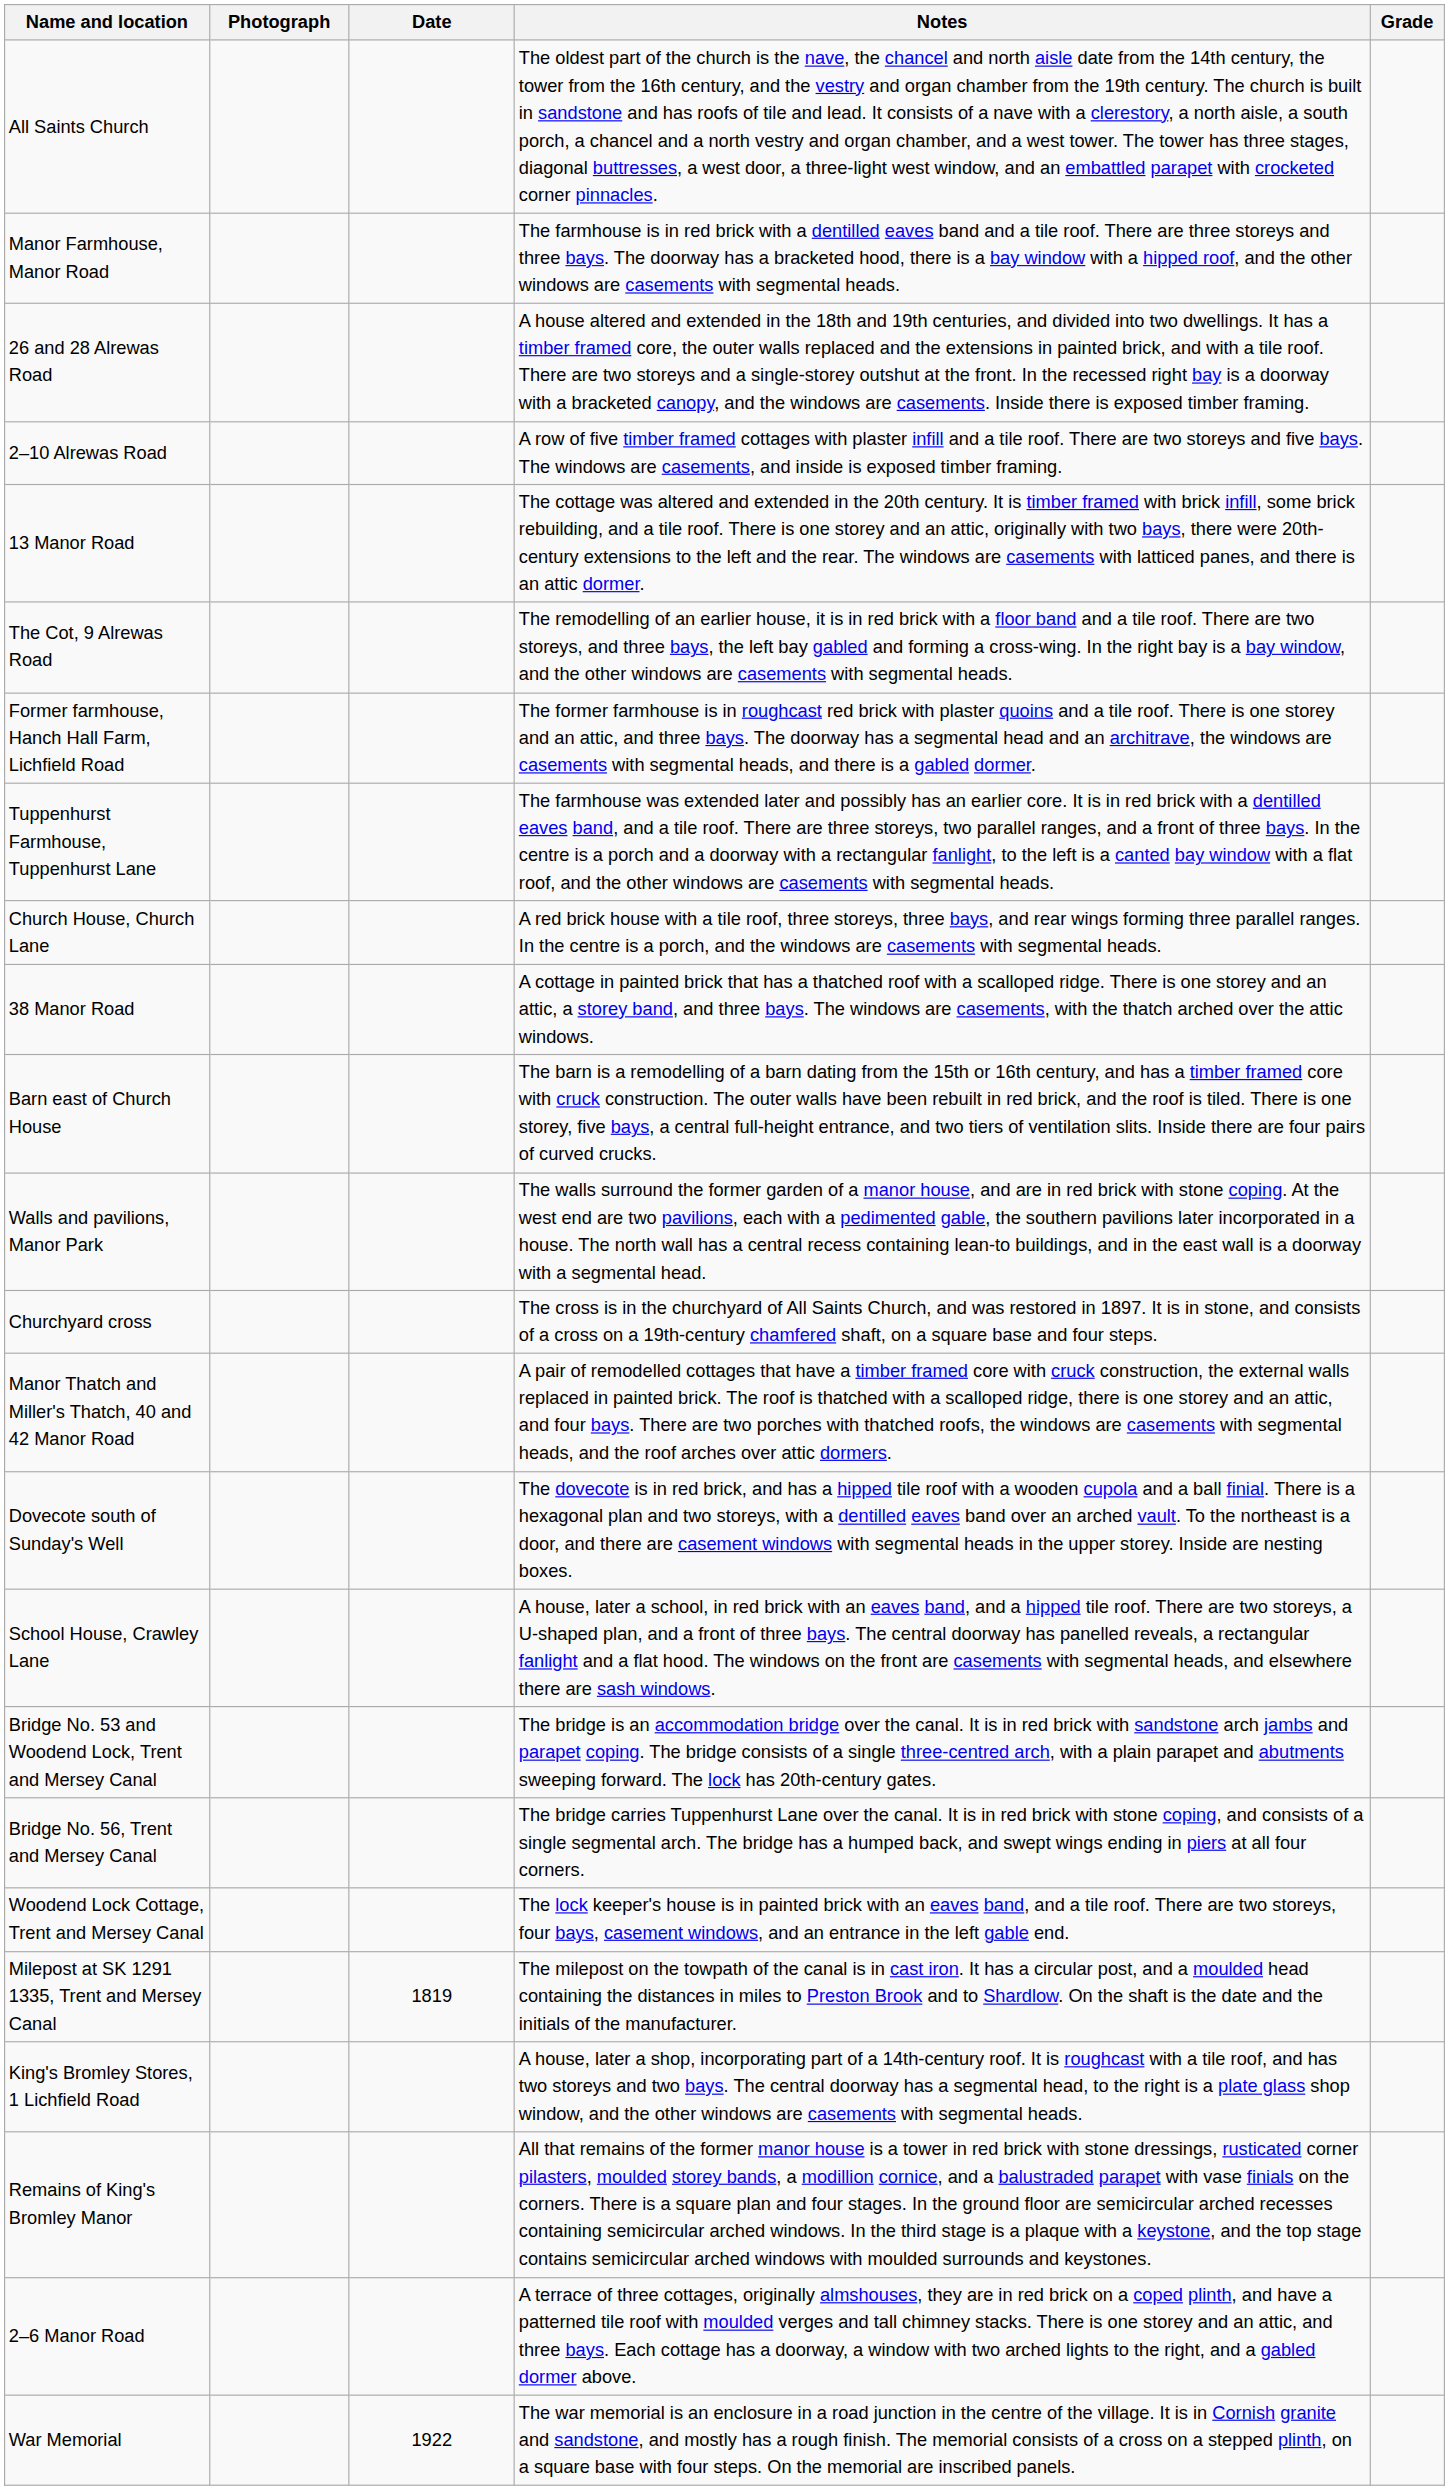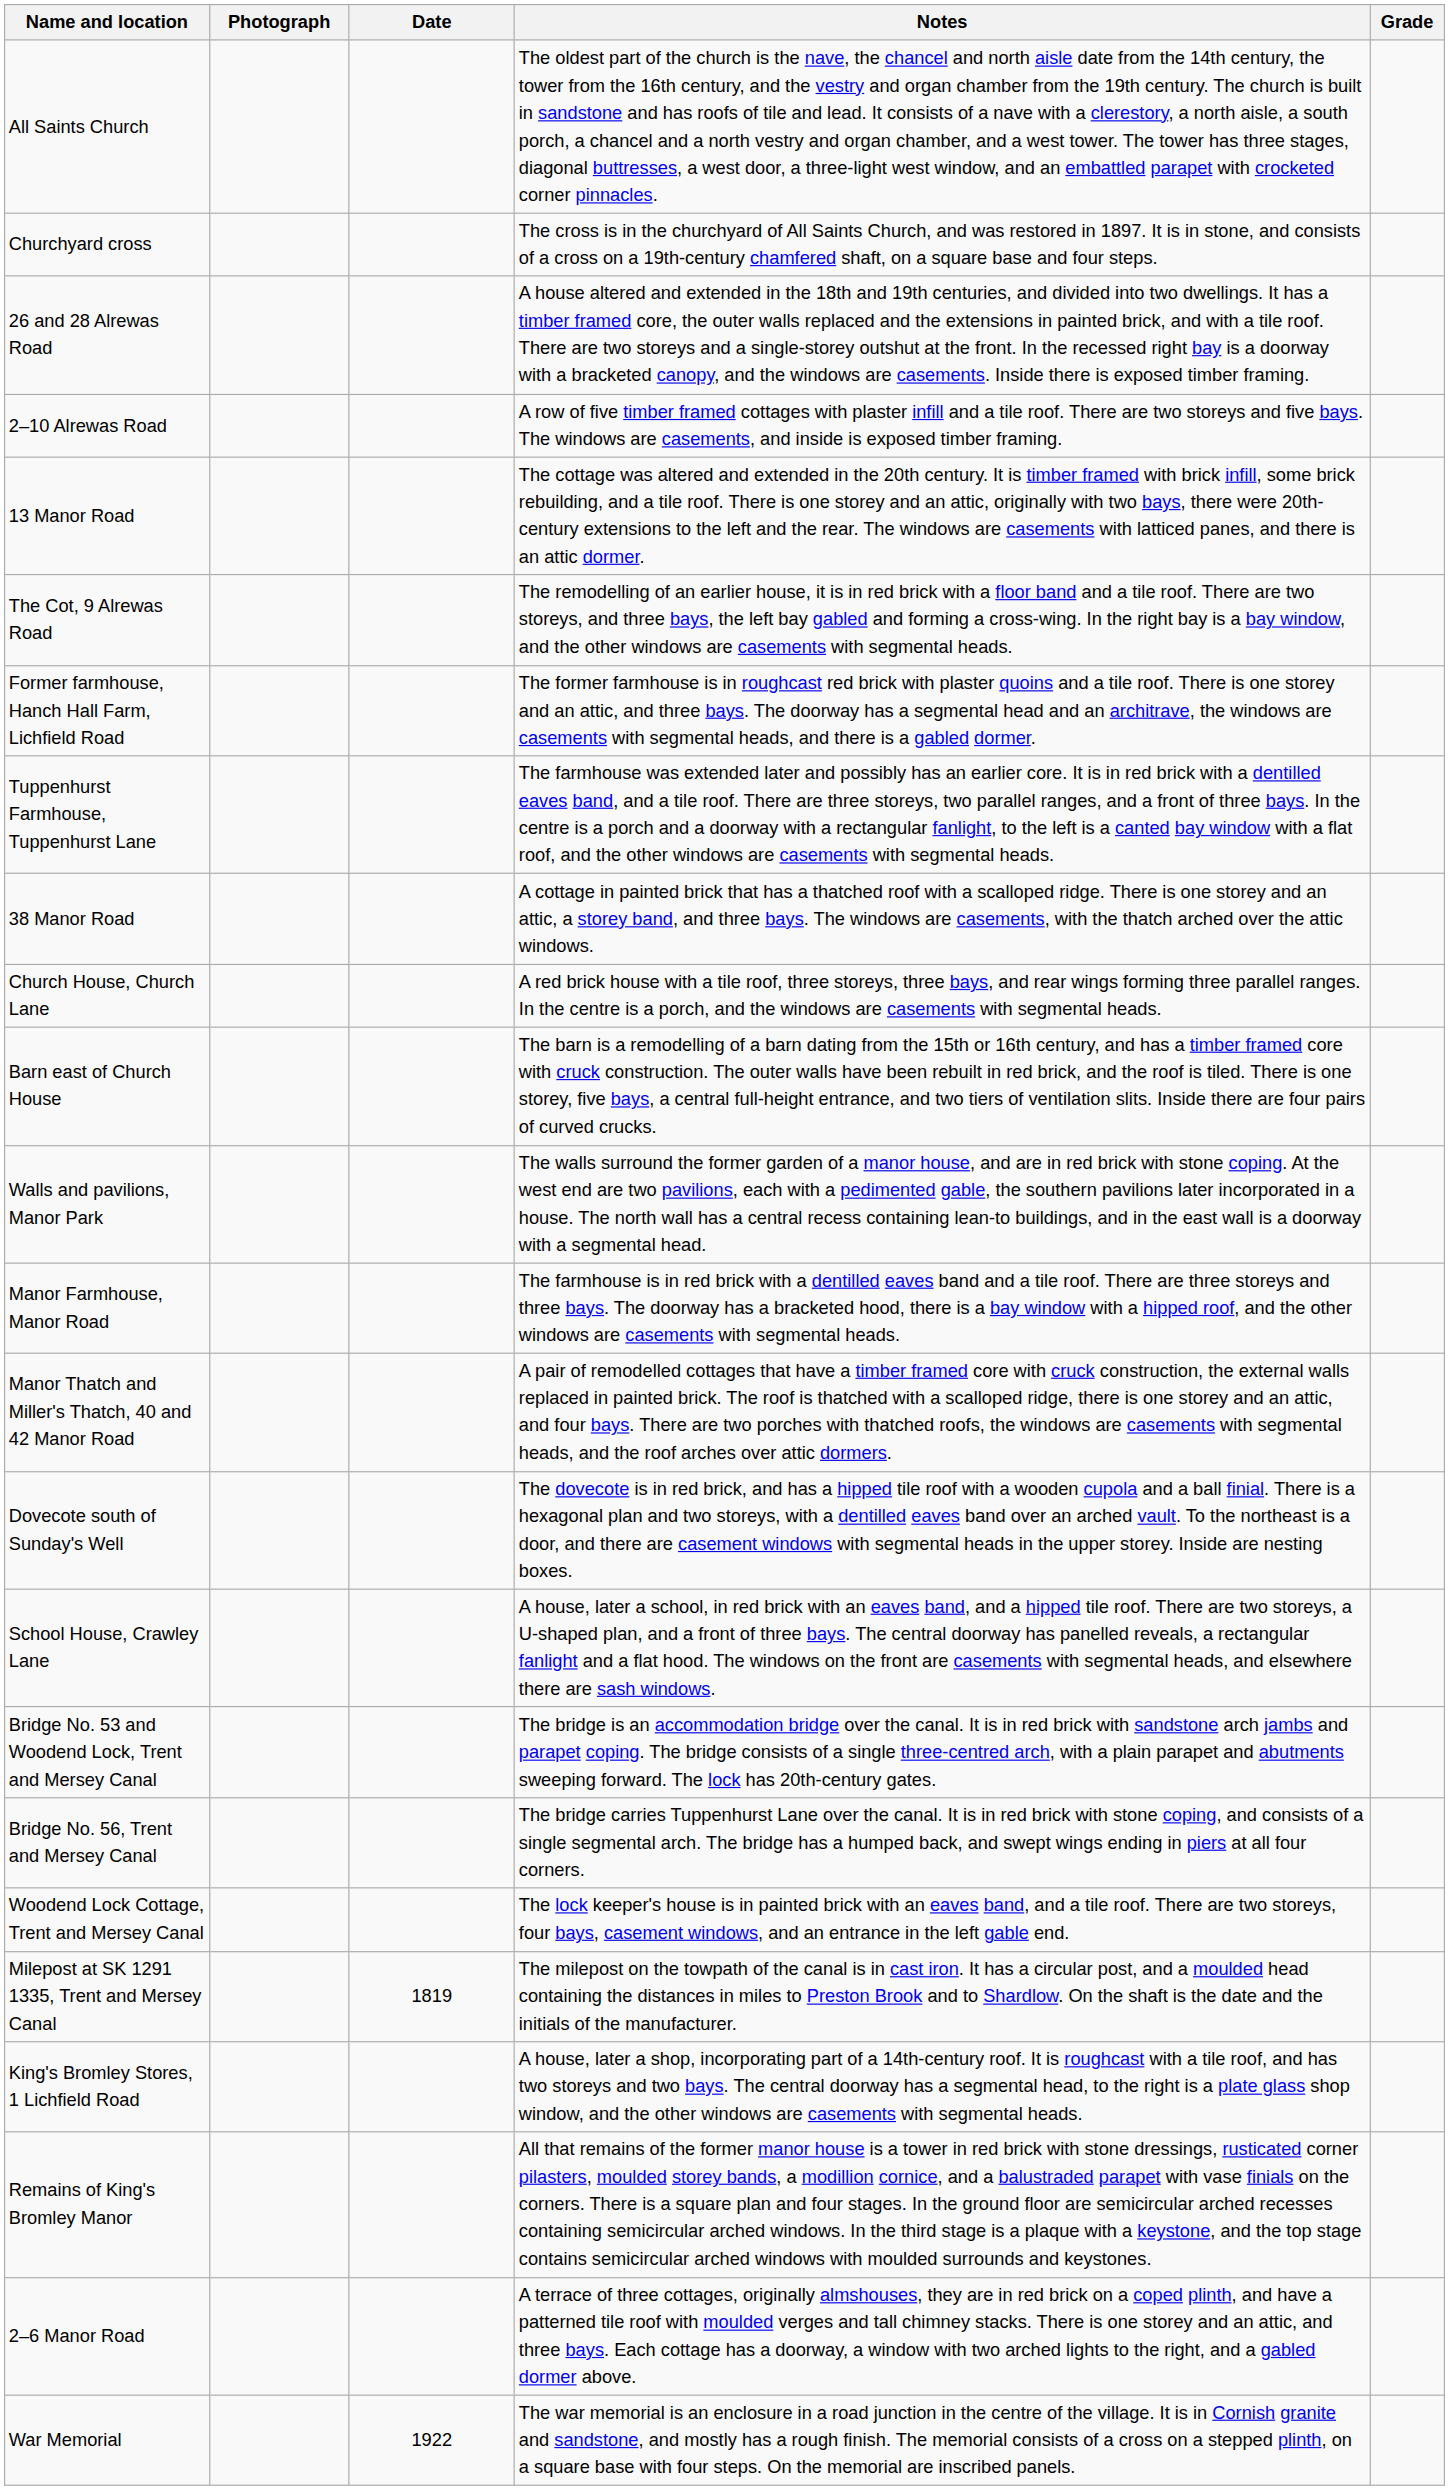rows swapped: (80, 1321) <-> (86, 258)
rows swapped: (72, 1009) <-> (102, 932)
